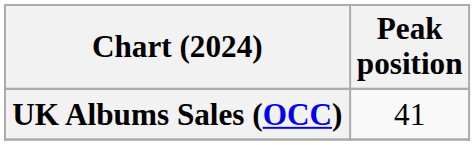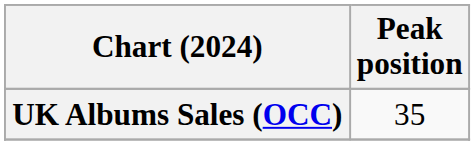(410, 113) 41 -> (410, 113) 35
